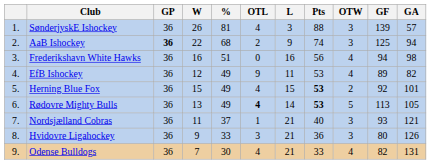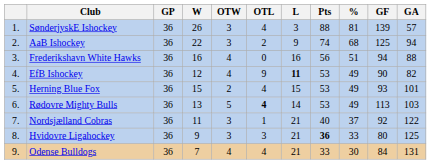columns swapped: (351, 12) <-> (226, 12)
(168, 43) bold -> (168, 43) normal
(411, 58) 98 -> (411, 58) 88
(290, 74) normal -> (296, 74) bold
(383, 74) 89 -> (383, 74) 90
(319, 89) bold -> (325, 89) normal
(383, 89) 92 -> (383, 89) 93
(319, 105) bold -> (325, 105) normal
(411, 105) 105 -> (411, 105) 103
(383, 120) 93 -> (383, 120) 92
(411, 120) 121 -> (411, 120) 122
(319, 136) normal -> (325, 136) bold
(411, 136) 126 -> (411, 136) 125
(383, 151) 82 -> (383, 151) 84
